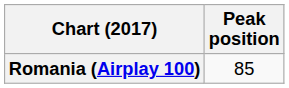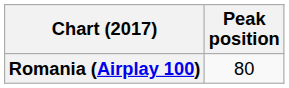(244, 68) 85 -> (244, 68) 80
